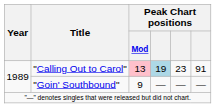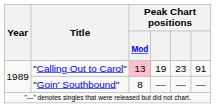(161, 68) lightblue background -> (161, 68) no background
(140, 84) 9 -> (140, 84) 8
